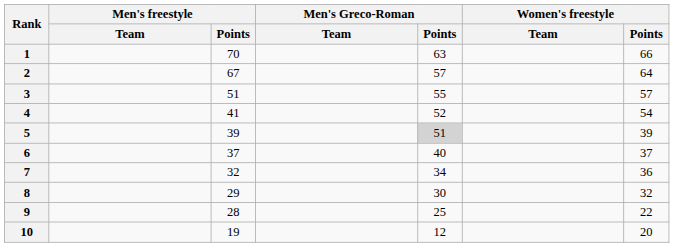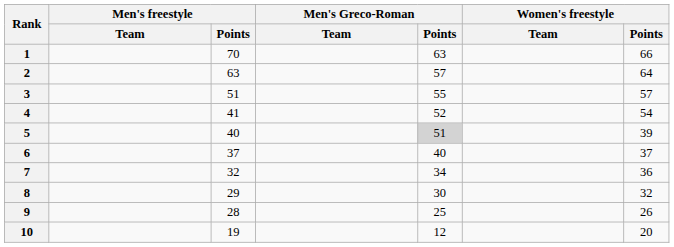(233, 73) 67 -> (233, 73) 63
(233, 133) 39 -> (233, 133) 40
(646, 212) 22 -> (646, 212) 26
